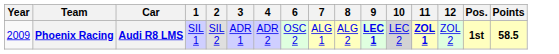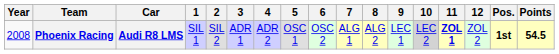+ column: (295, 12)
(19, 35) 2009 -> (19, 35) 2008
(373, 35) bold -> (401, 35) normal
(508, 35) 58.5 -> (536, 35) 54.5
